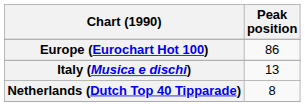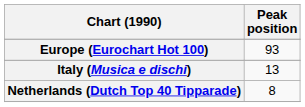(272, 49) 86 -> (272, 49) 93
